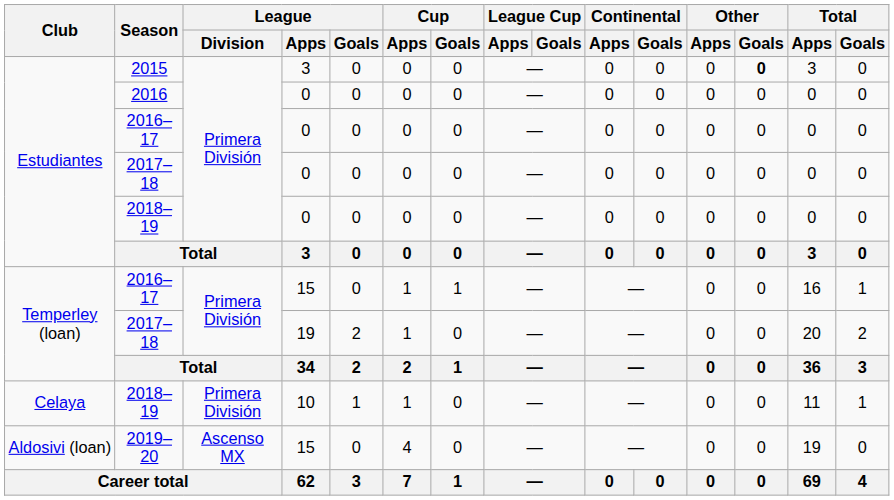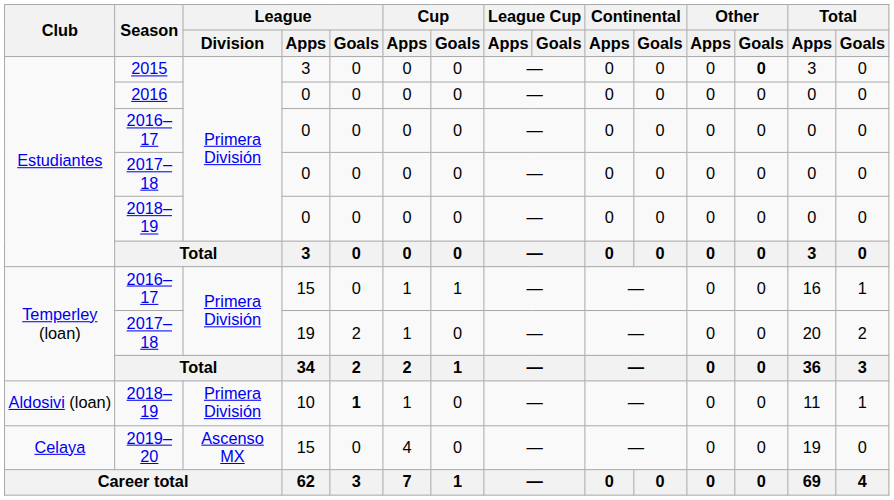(60, 403) Celaya -> (60, 403) Aldosivi (loan)
(356, 403) normal -> (356, 403) bold
(60, 447) Aldosivi (loan) -> (60, 447) Celaya
